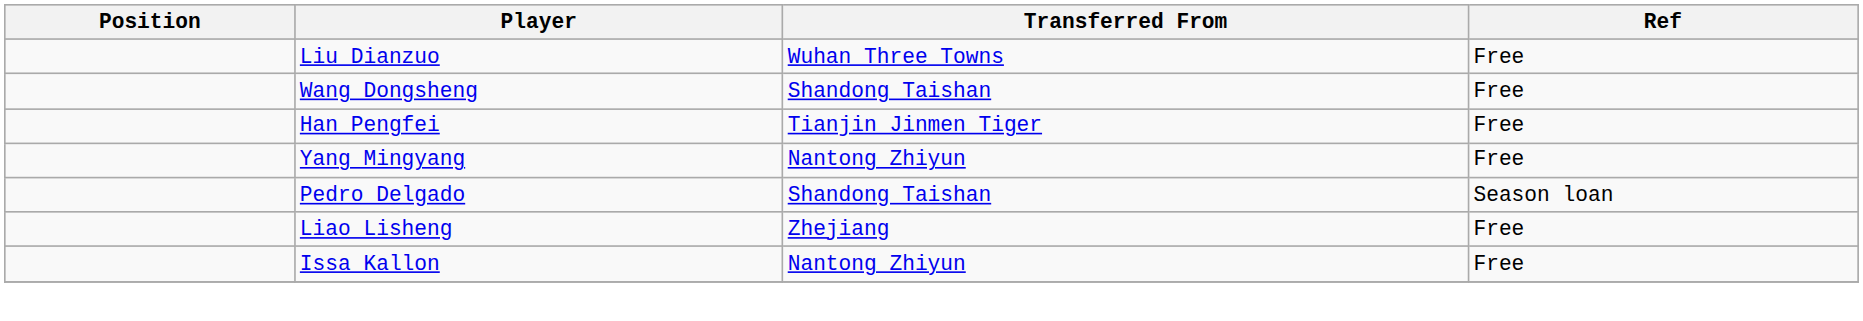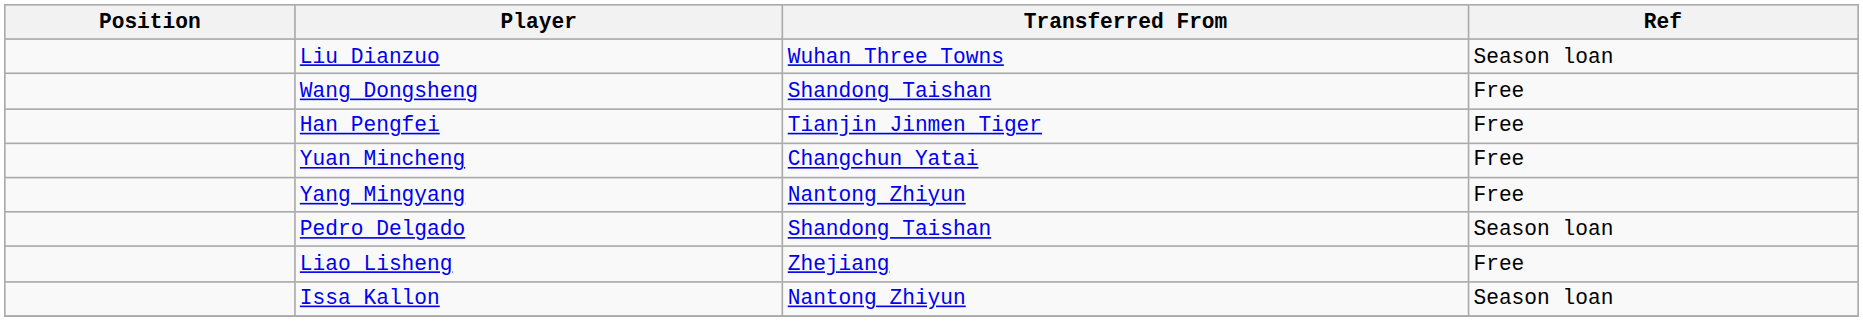(1499, 57) Free -> (1543, 57) Season loan
+ row: (383, 160)
(1499, 264) Free -> (1543, 298) Season loan
